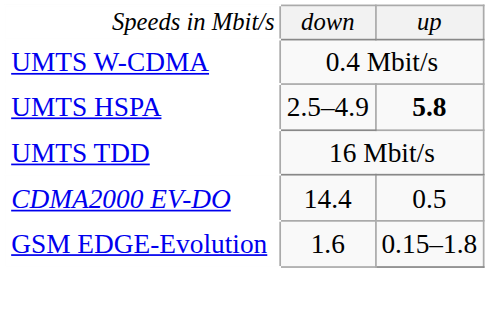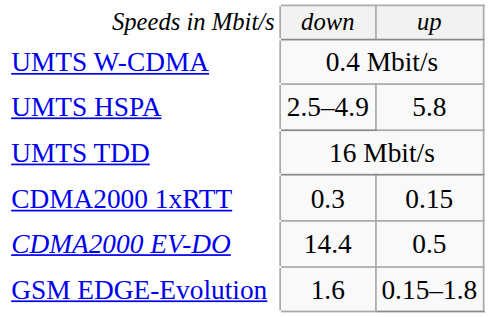(429, 107) bold -> (429, 107) normal
+ row: (122, 198)
